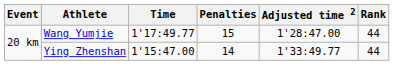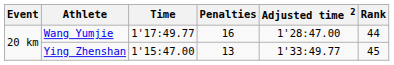(228, 33) 15 -> (228, 33) 16
(228, 51) 14 -> (228, 51) 13
(373, 51) 44 -> (373, 51) 45
